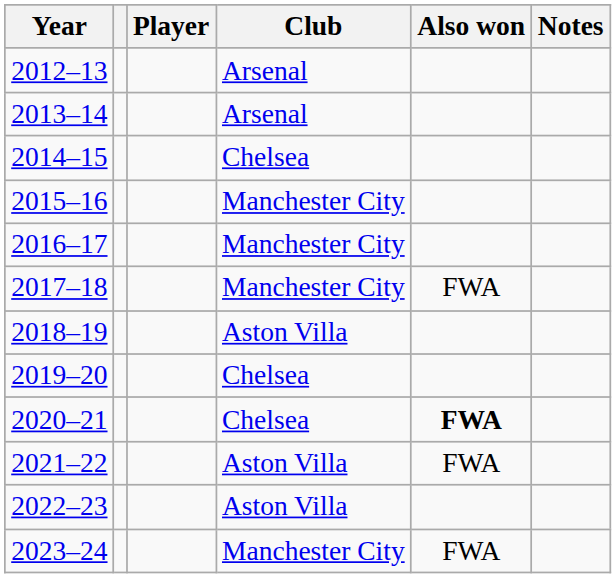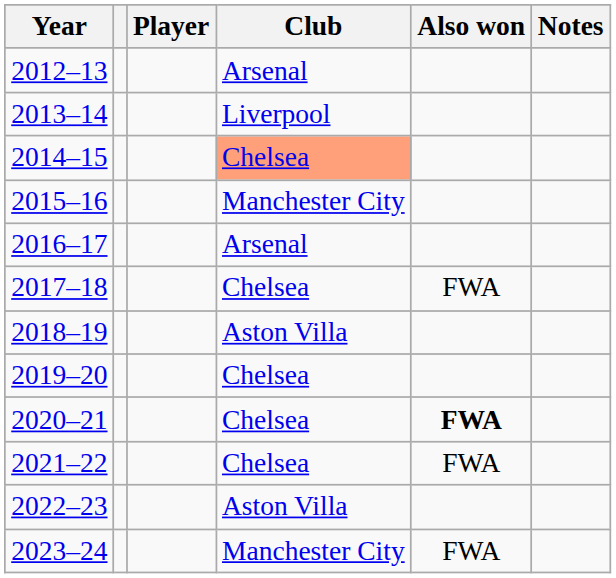(265, 113) Arsenal -> (276, 113) Liverpool
(266, 157) no background -> (266, 157) lightsalmon background
(313, 244) Manchester City -> (265, 244) Arsenal
(313, 288) Manchester City -> (266, 288) Chelsea
(285, 462) Aston Villa -> (266, 462) Chelsea
